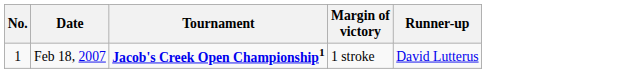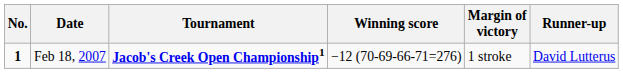+ column: (396, 24)
(18, 56) normal -> (18, 56) bold
